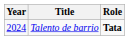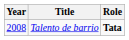(16, 27) 2024 -> (16, 27) 2008
